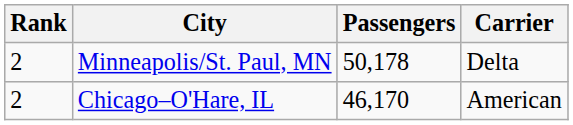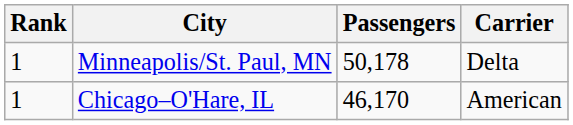(16, 61) 2 -> (16, 61) 1
(16, 100) 2 -> (16, 100) 1
